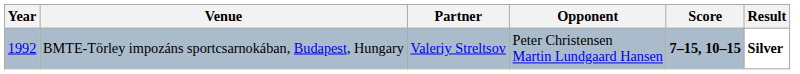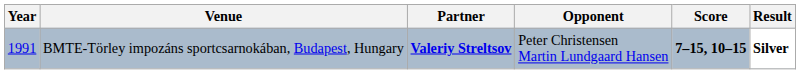(22, 48) 1992 -> (22, 48) 1991
(458, 48) normal -> (461, 48) bold
